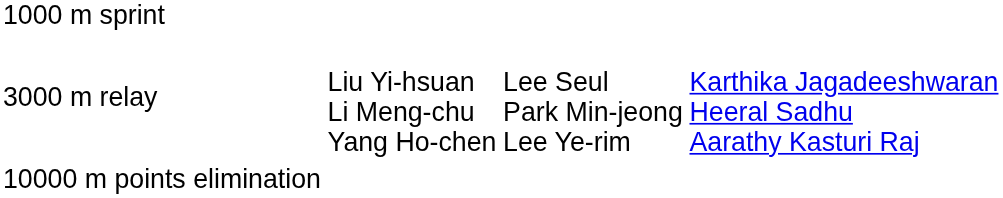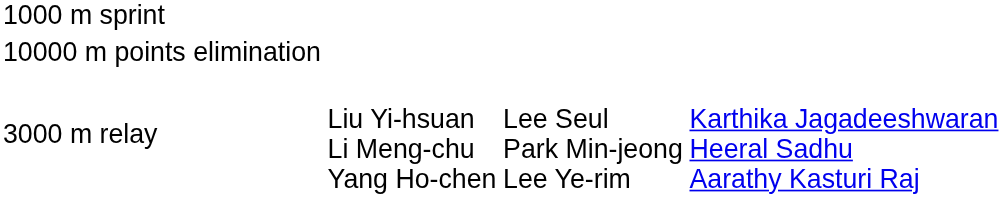rows swapped: (162, 179) <-> (80, 97)
